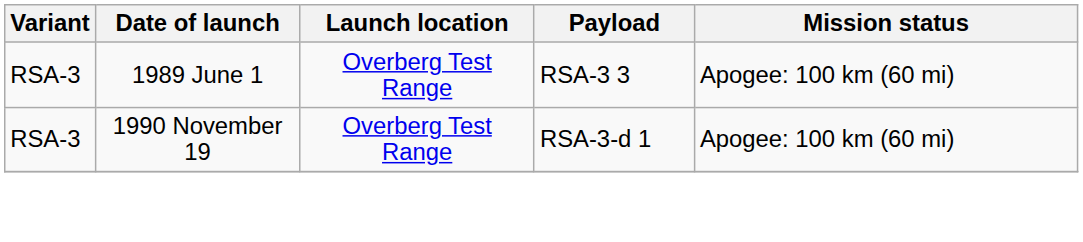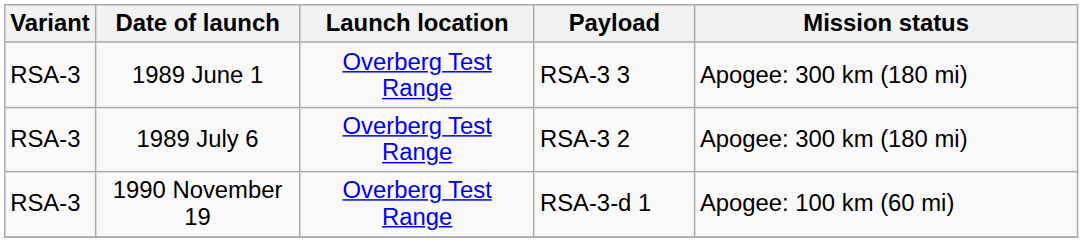(827, 74) Apogee: 100 km (60 mi) -> (834, 74) Apogee: 300 km (180 mi)
+ row: (198, 139)
